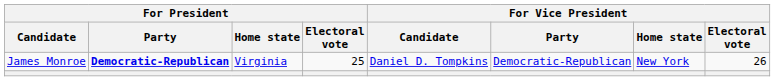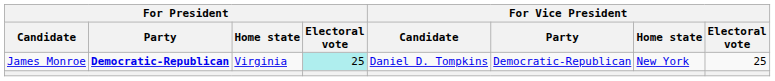(358, 62) no background -> (358, 62) paleturquoise background
(760, 62) 26 -> (760, 62) 25
